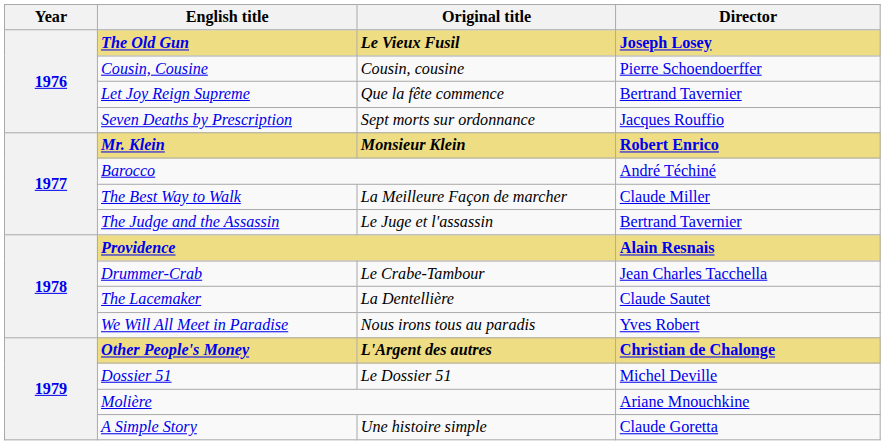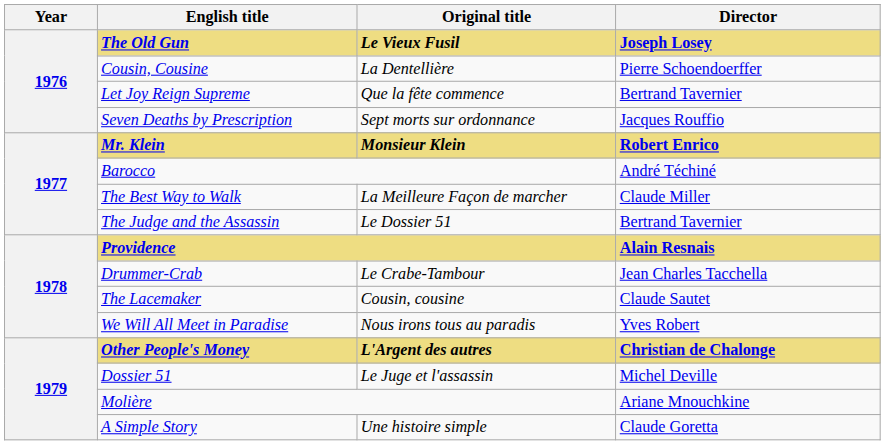(412, 68) Cousin, cousine -> (407, 68) La Dentellière
(427, 222) Le Juge et l'assassin -> (406, 222) Le Dossier 51
(407, 299) La Dentellière -> (412, 299) Cousin, cousine
(406, 376) Le Dossier 51 -> (427, 376) Le Juge et l'assassin
